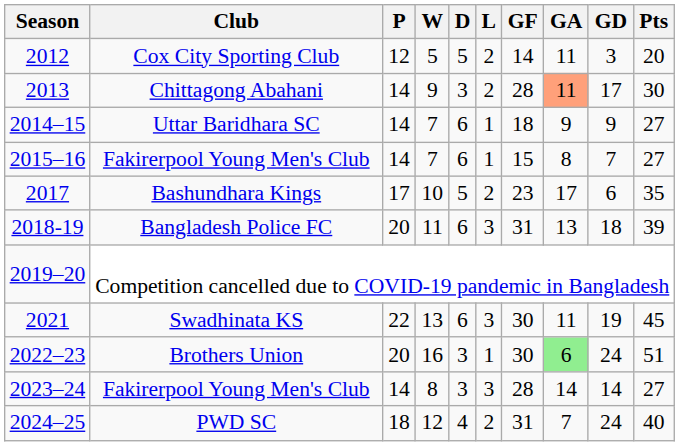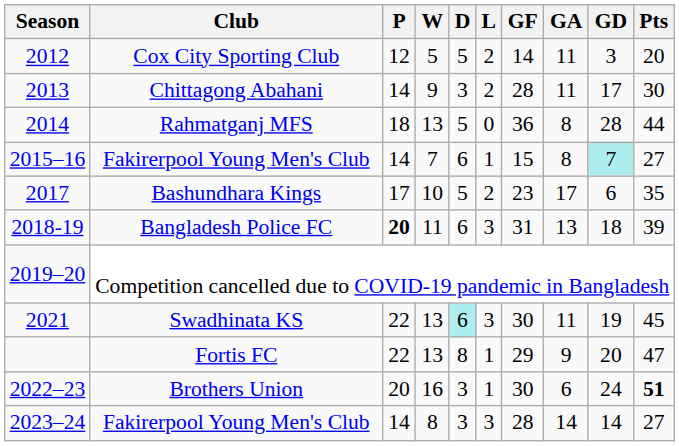(566, 90) lightsalmon background -> (566, 90) no background
+ row: (47, 124)
- row: (47, 124)
(611, 158) no background -> (611, 158) paleturquoise background
(399, 227) normal -> (399, 227) bold
(462, 319) no background -> (462, 319) paleturquoise background
+ row: (47, 354)
(566, 354) lightgreen background -> (566, 388) no background
(654, 354) normal -> (654, 388) bold
- row: (47, 422)
